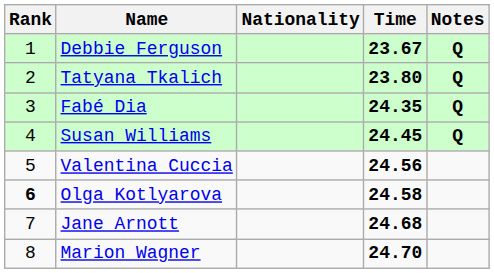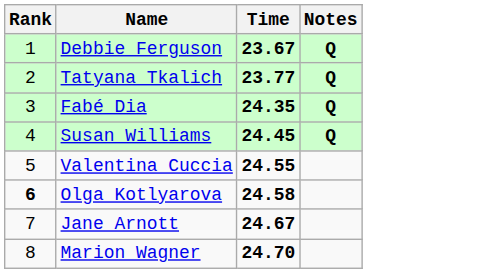- column: (301, 19)
(395, 78) 23.80 -> (268, 78) 23.77
(395, 166) 24.56 -> (268, 166) 24.55
(395, 224) 24.68 -> (268, 224) 24.67
